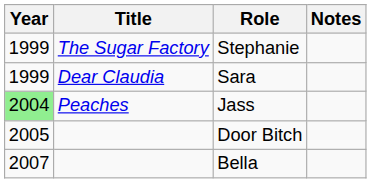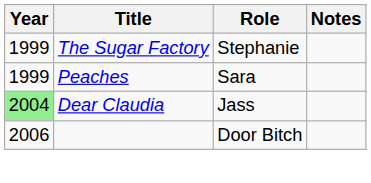(111, 76) Dear Claudia -> (93, 76) Peaches
(93, 105) Peaches -> (111, 105) Dear Claudia
(29, 134) 2005 -> (29, 134) 2006
- row: (237, 163)
